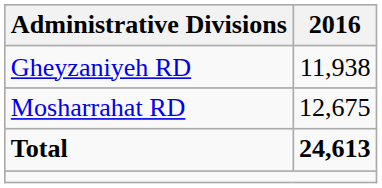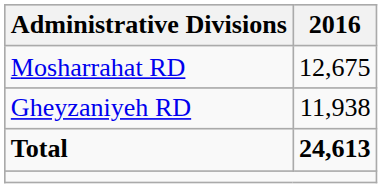rows swapped: (101, 66) <-> (98, 107)
